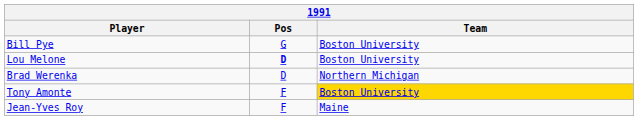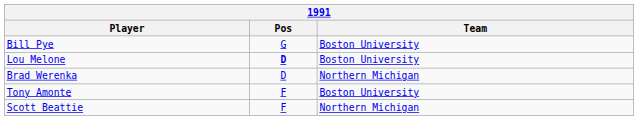(369, 92) gold background -> (369, 92) no background
+ row: (45, 108)
- row: (45, 108)
